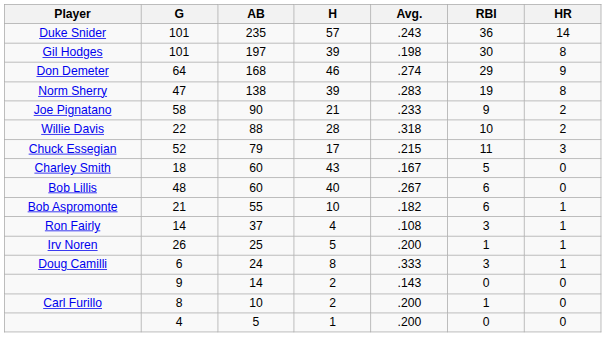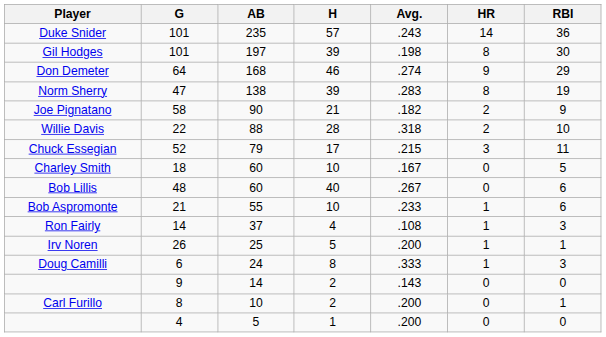columns swapped: (563, 14) <-> (486, 14)
(409, 110) .233 -> (409, 110) .182
(333, 168) 43 -> (333, 168) 10
(409, 206) .182 -> (409, 206) .233
